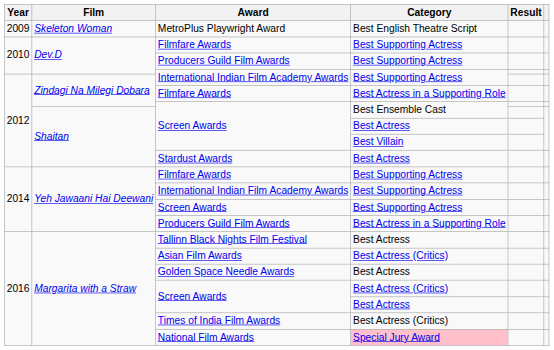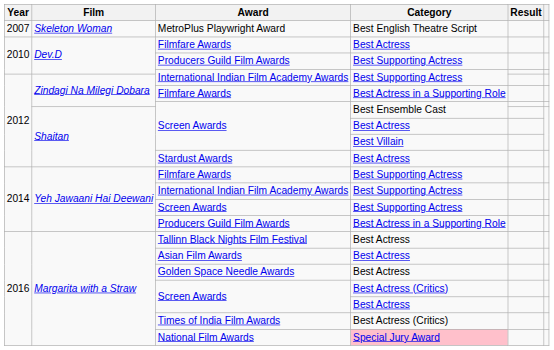(18, 28) 2009 -> (18, 28) 2007
(408, 45) Best Supporting Actress -> (382, 45) Best Actress
(401, 256) Best Actress (Critics) -> (382, 256) Best Actress
